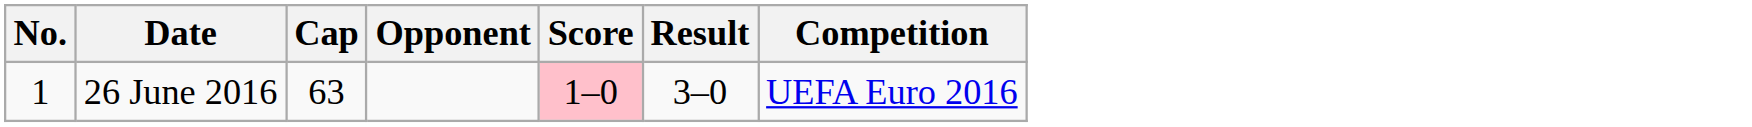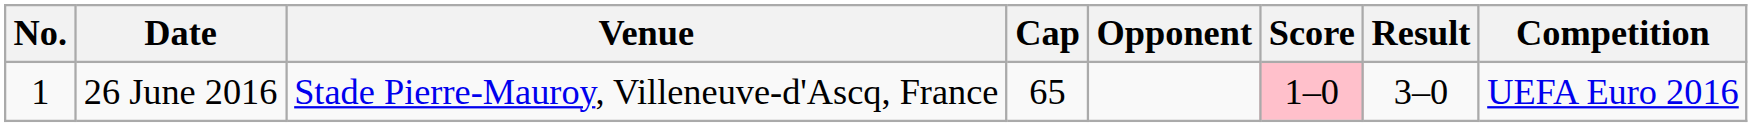+ column: (646, 33)
(326, 90) 63 -> (1048, 90) 65
